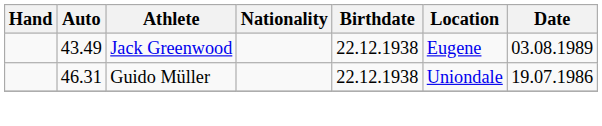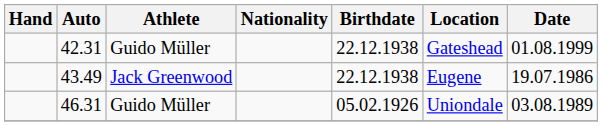+ row: (81, 47)
(552, 47) 03.08.1989 -> (552, 76) 19.07.1986
(377, 76) 22.12.1938 -> (377, 105) 05.02.1926
(552, 76) 19.07.1986 -> (552, 105) 03.08.1989
